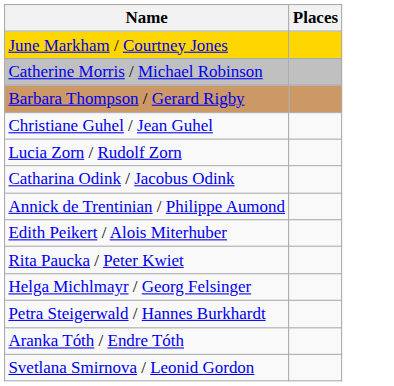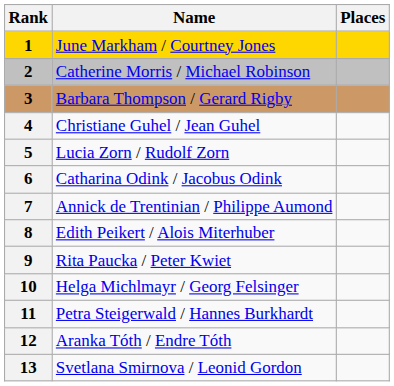+ column: (28, 17)
